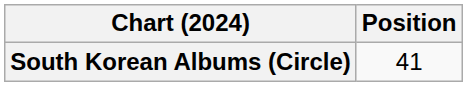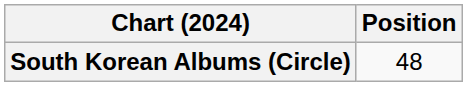(409, 61) 41 -> (409, 61) 48
